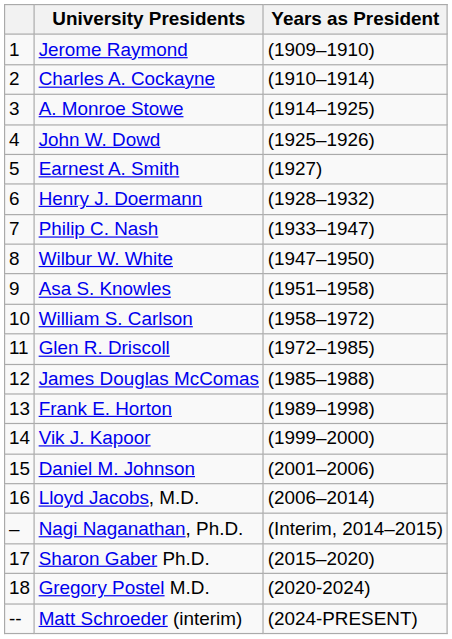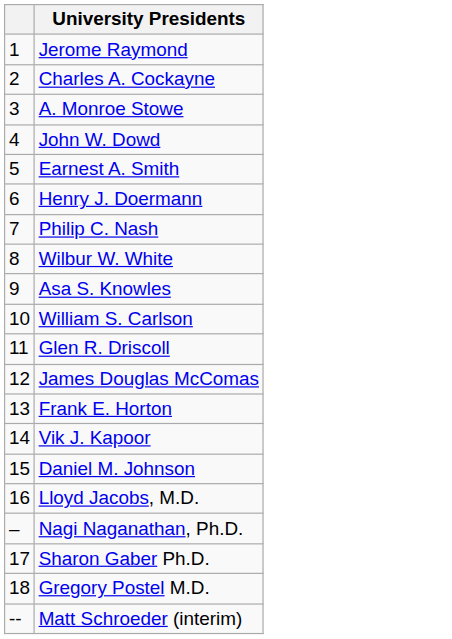- column: (355, 19)
